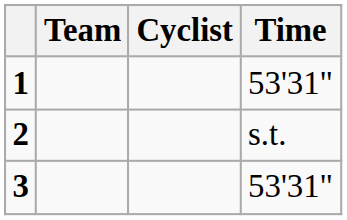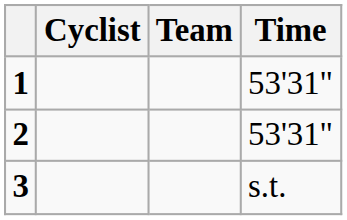columns swapped: (185, 30) <-> (83, 30)
(267, 134) s.t. -> (291, 134) 53'31"
(291, 186) 53'31" -> (267, 186) s.t.
